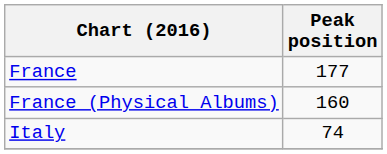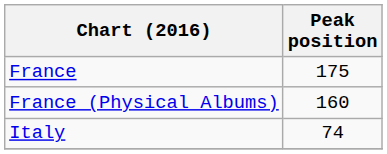(333, 72) 177 -> (333, 72) 175
